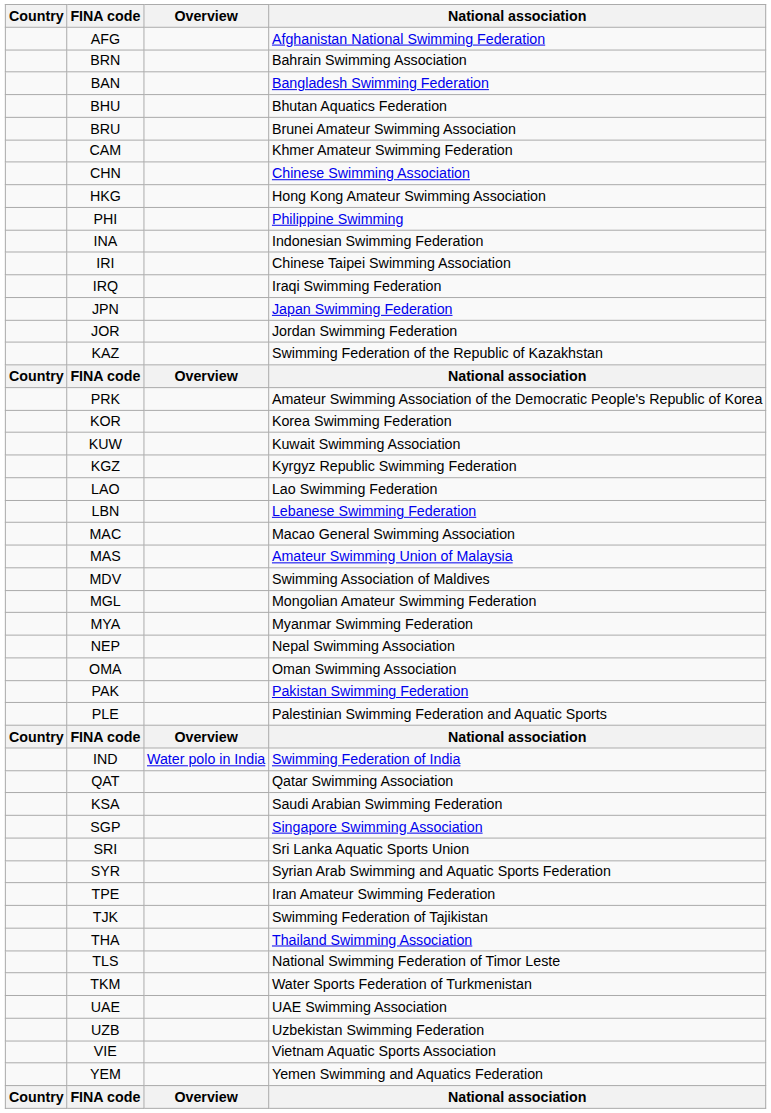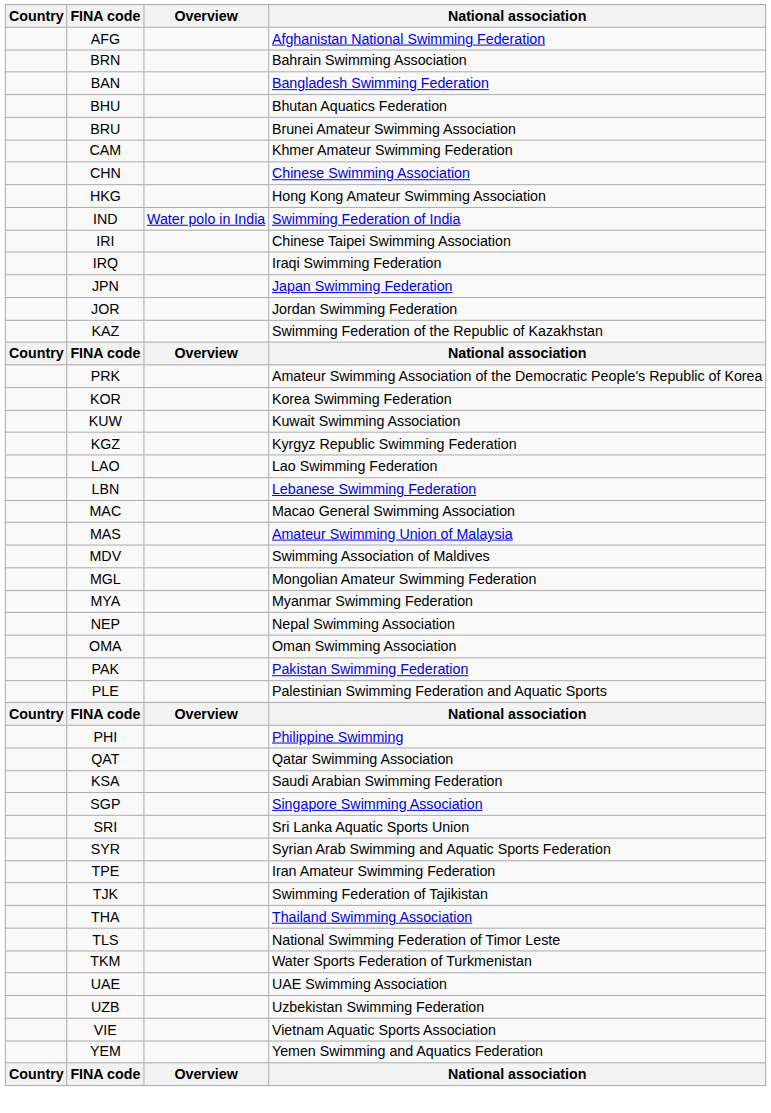rows swapped: (105, 759) <-> (105, 219)
- row: (105, 241)
